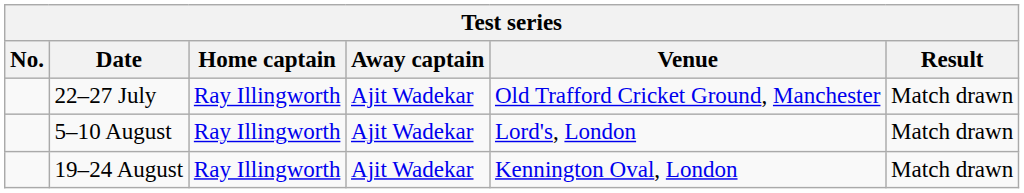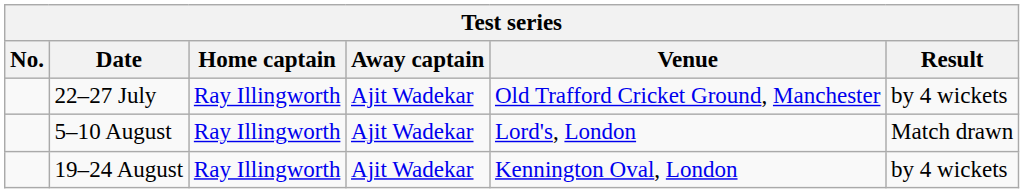(952, 95) Match drawn -> (949, 95) by 4 wickets
(952, 168) Match drawn -> (949, 168) by 4 wickets
